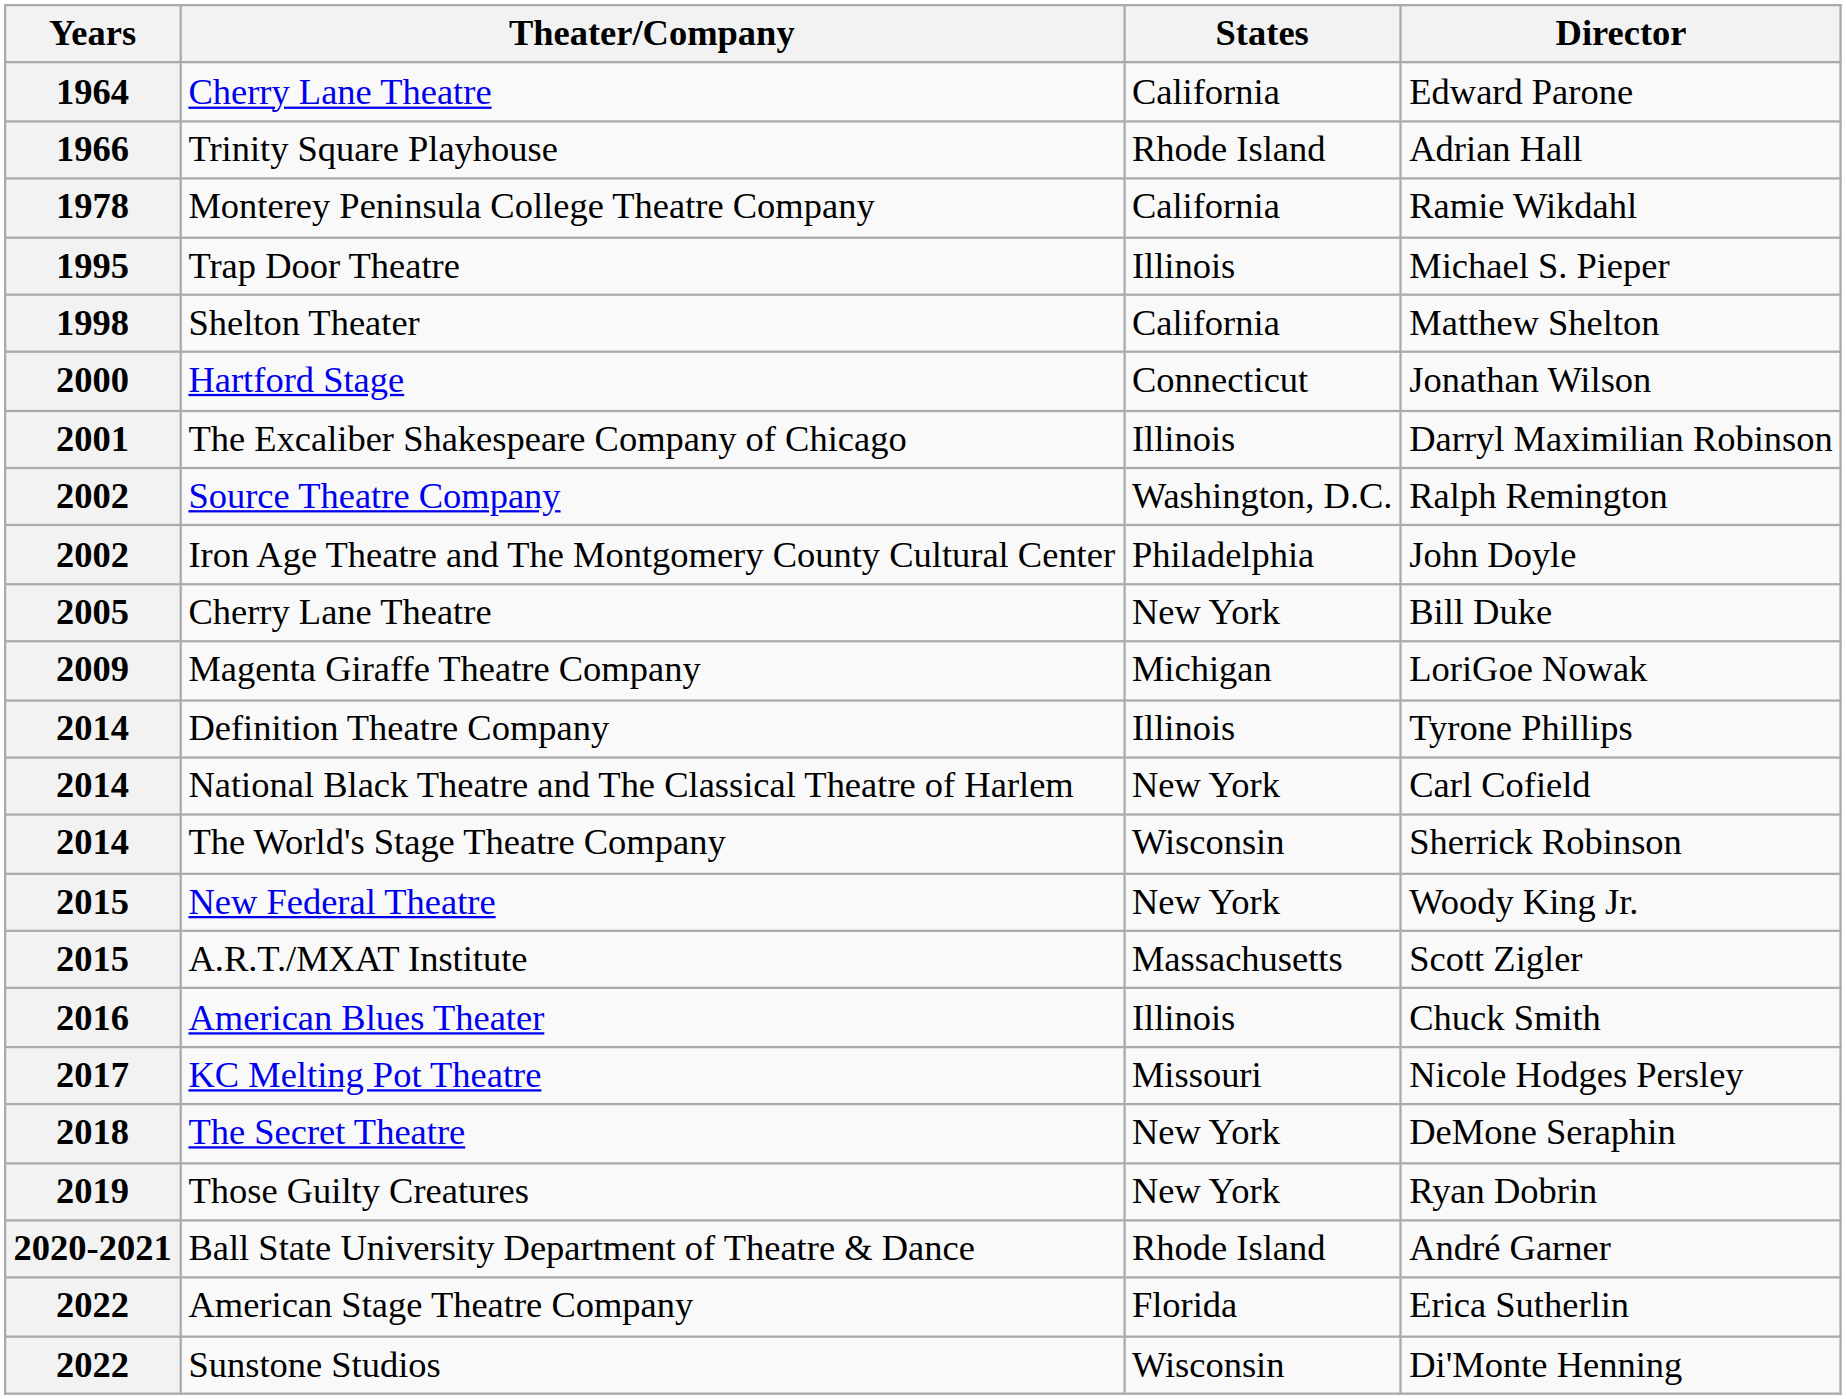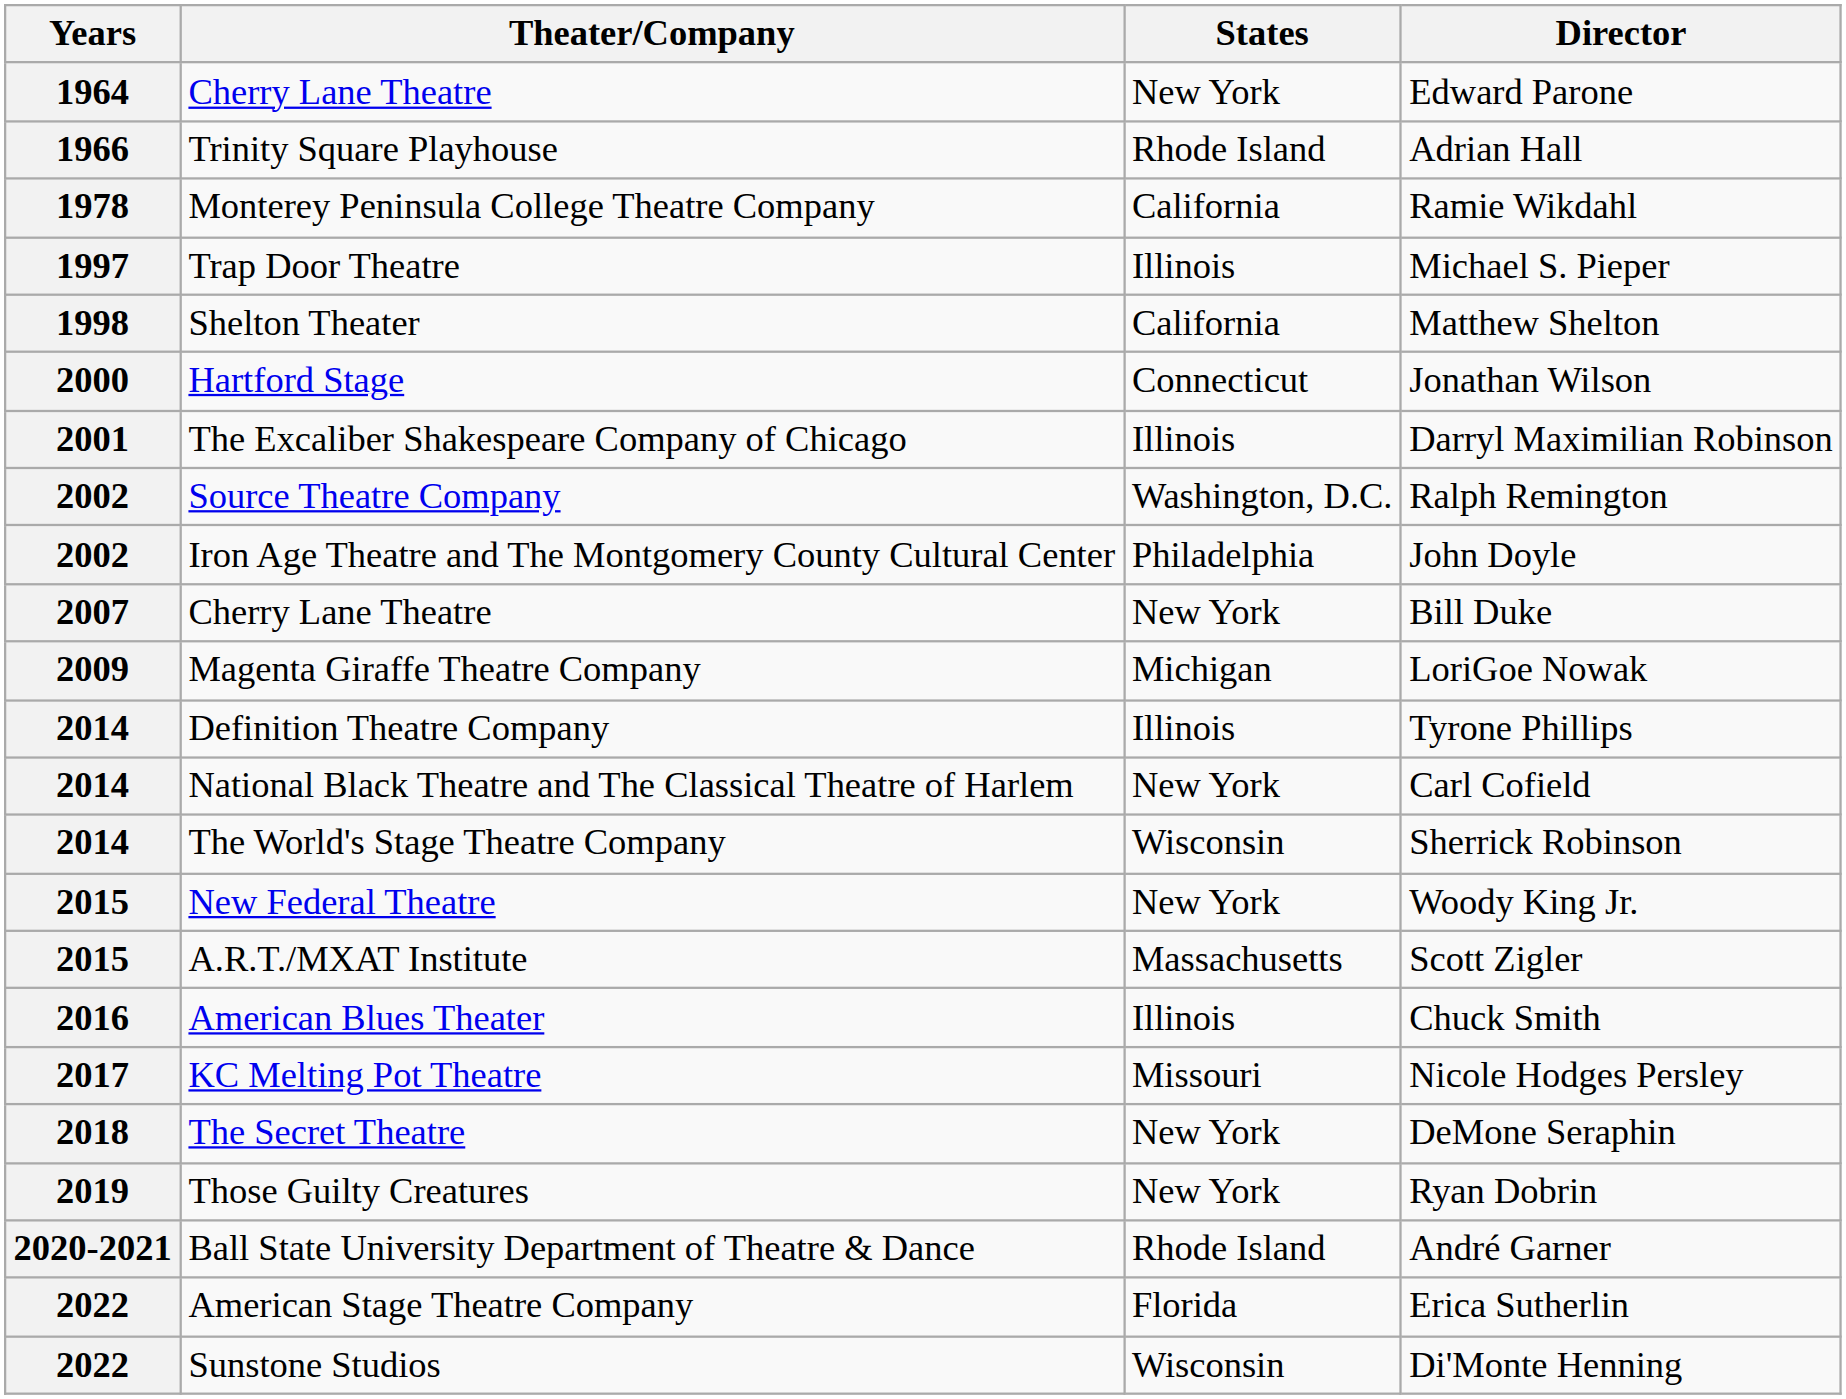(1206, 91) California -> (1206, 91) New York
(93, 264) 1995 -> (93, 264) 1997
(93, 611) 2005 -> (93, 611) 2007
